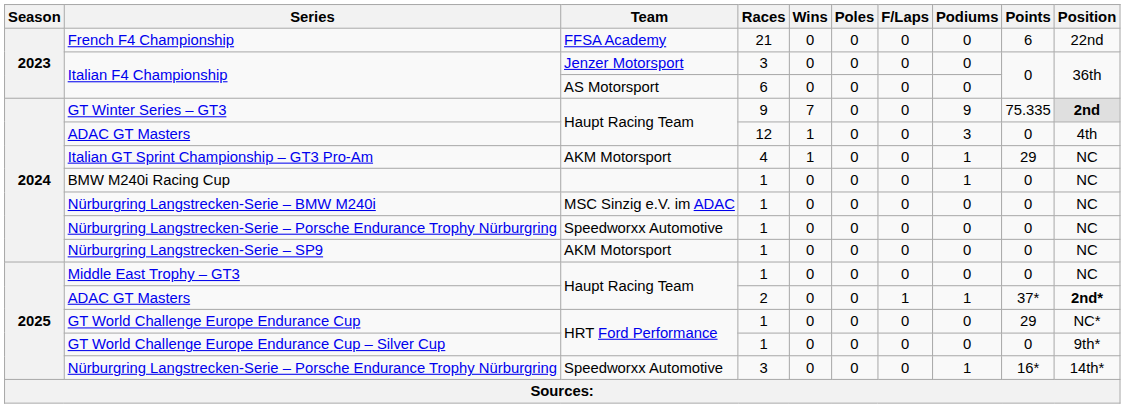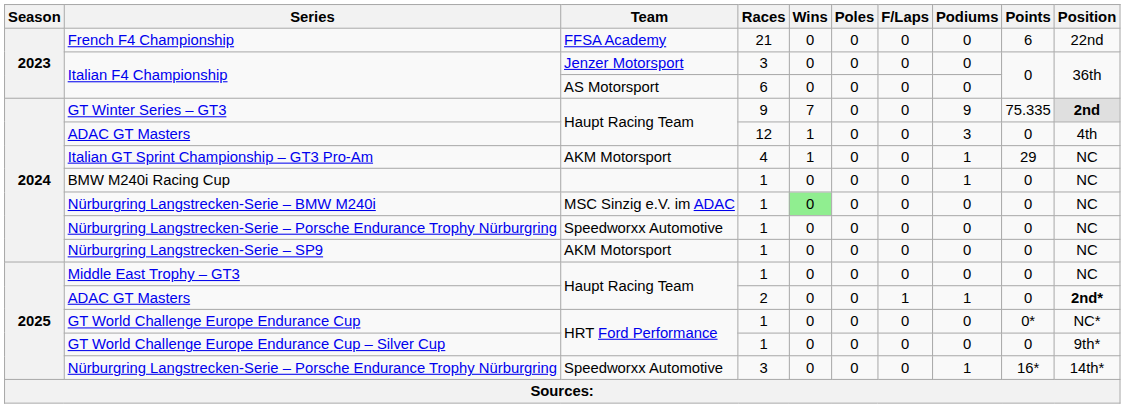(810, 204) no background -> (810, 204) lightgreen background
(1028, 298) 37* -> (1028, 298) 0
(1028, 321) 29 -> (1028, 321) 0*
